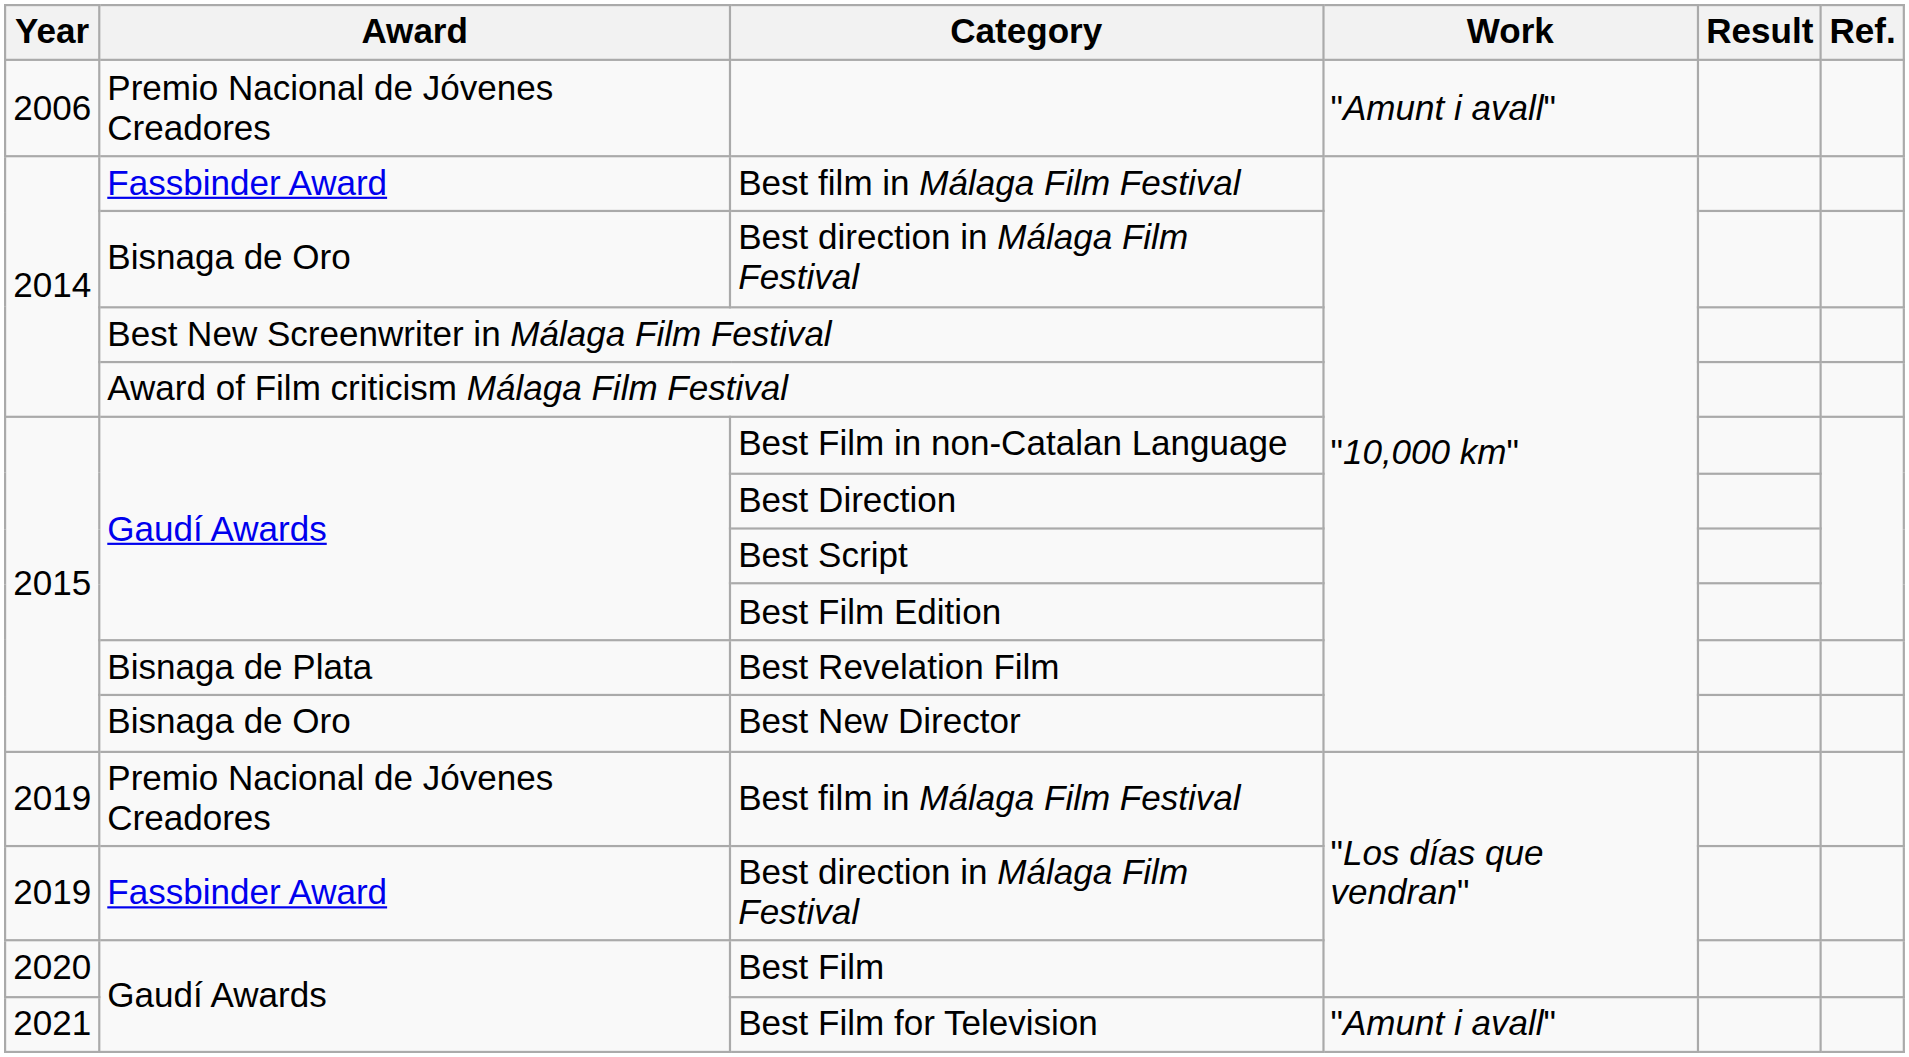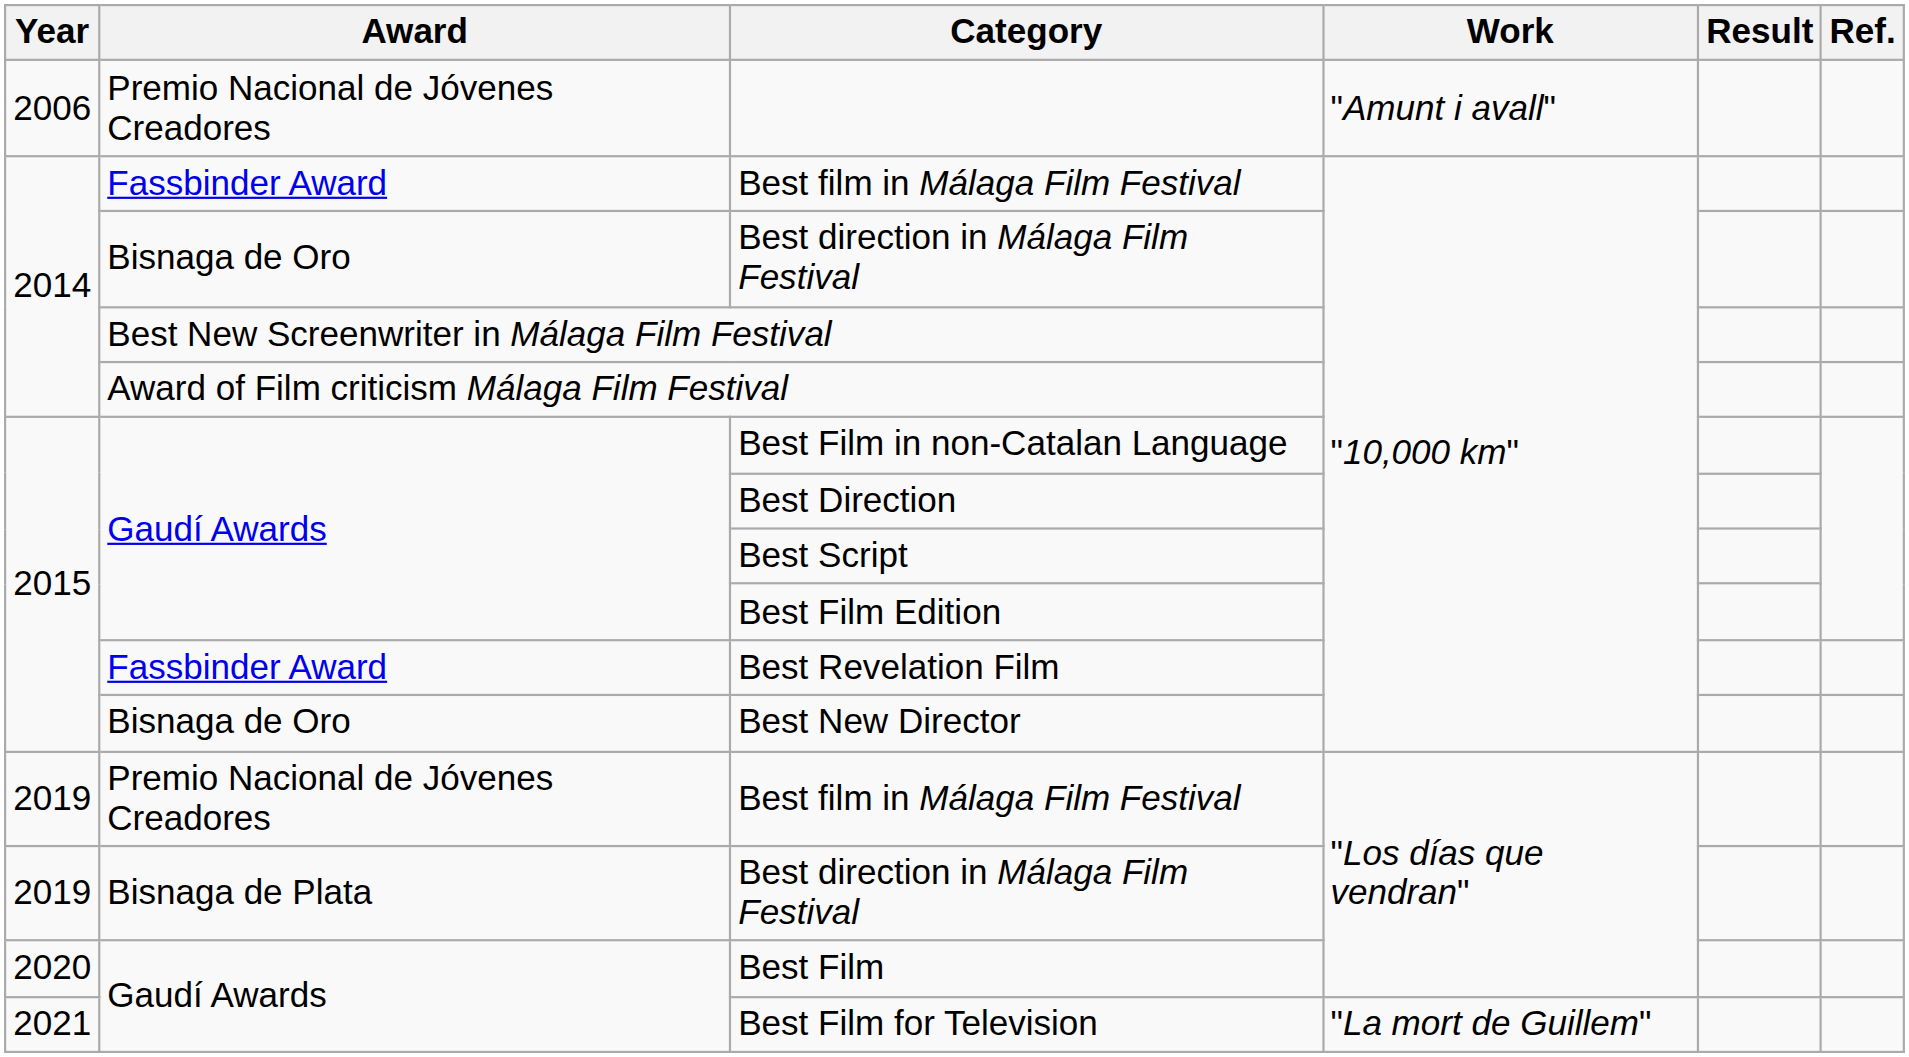(240, 666) Bisnaga de Plata -> (247, 666) Fassbinder Award
(247, 892) Fassbinder Award -> (240, 892) Bisnaga de Plata
(1443, 1023) "Amunt i avall" -> (1491, 1023) "La mort de Guillem"
